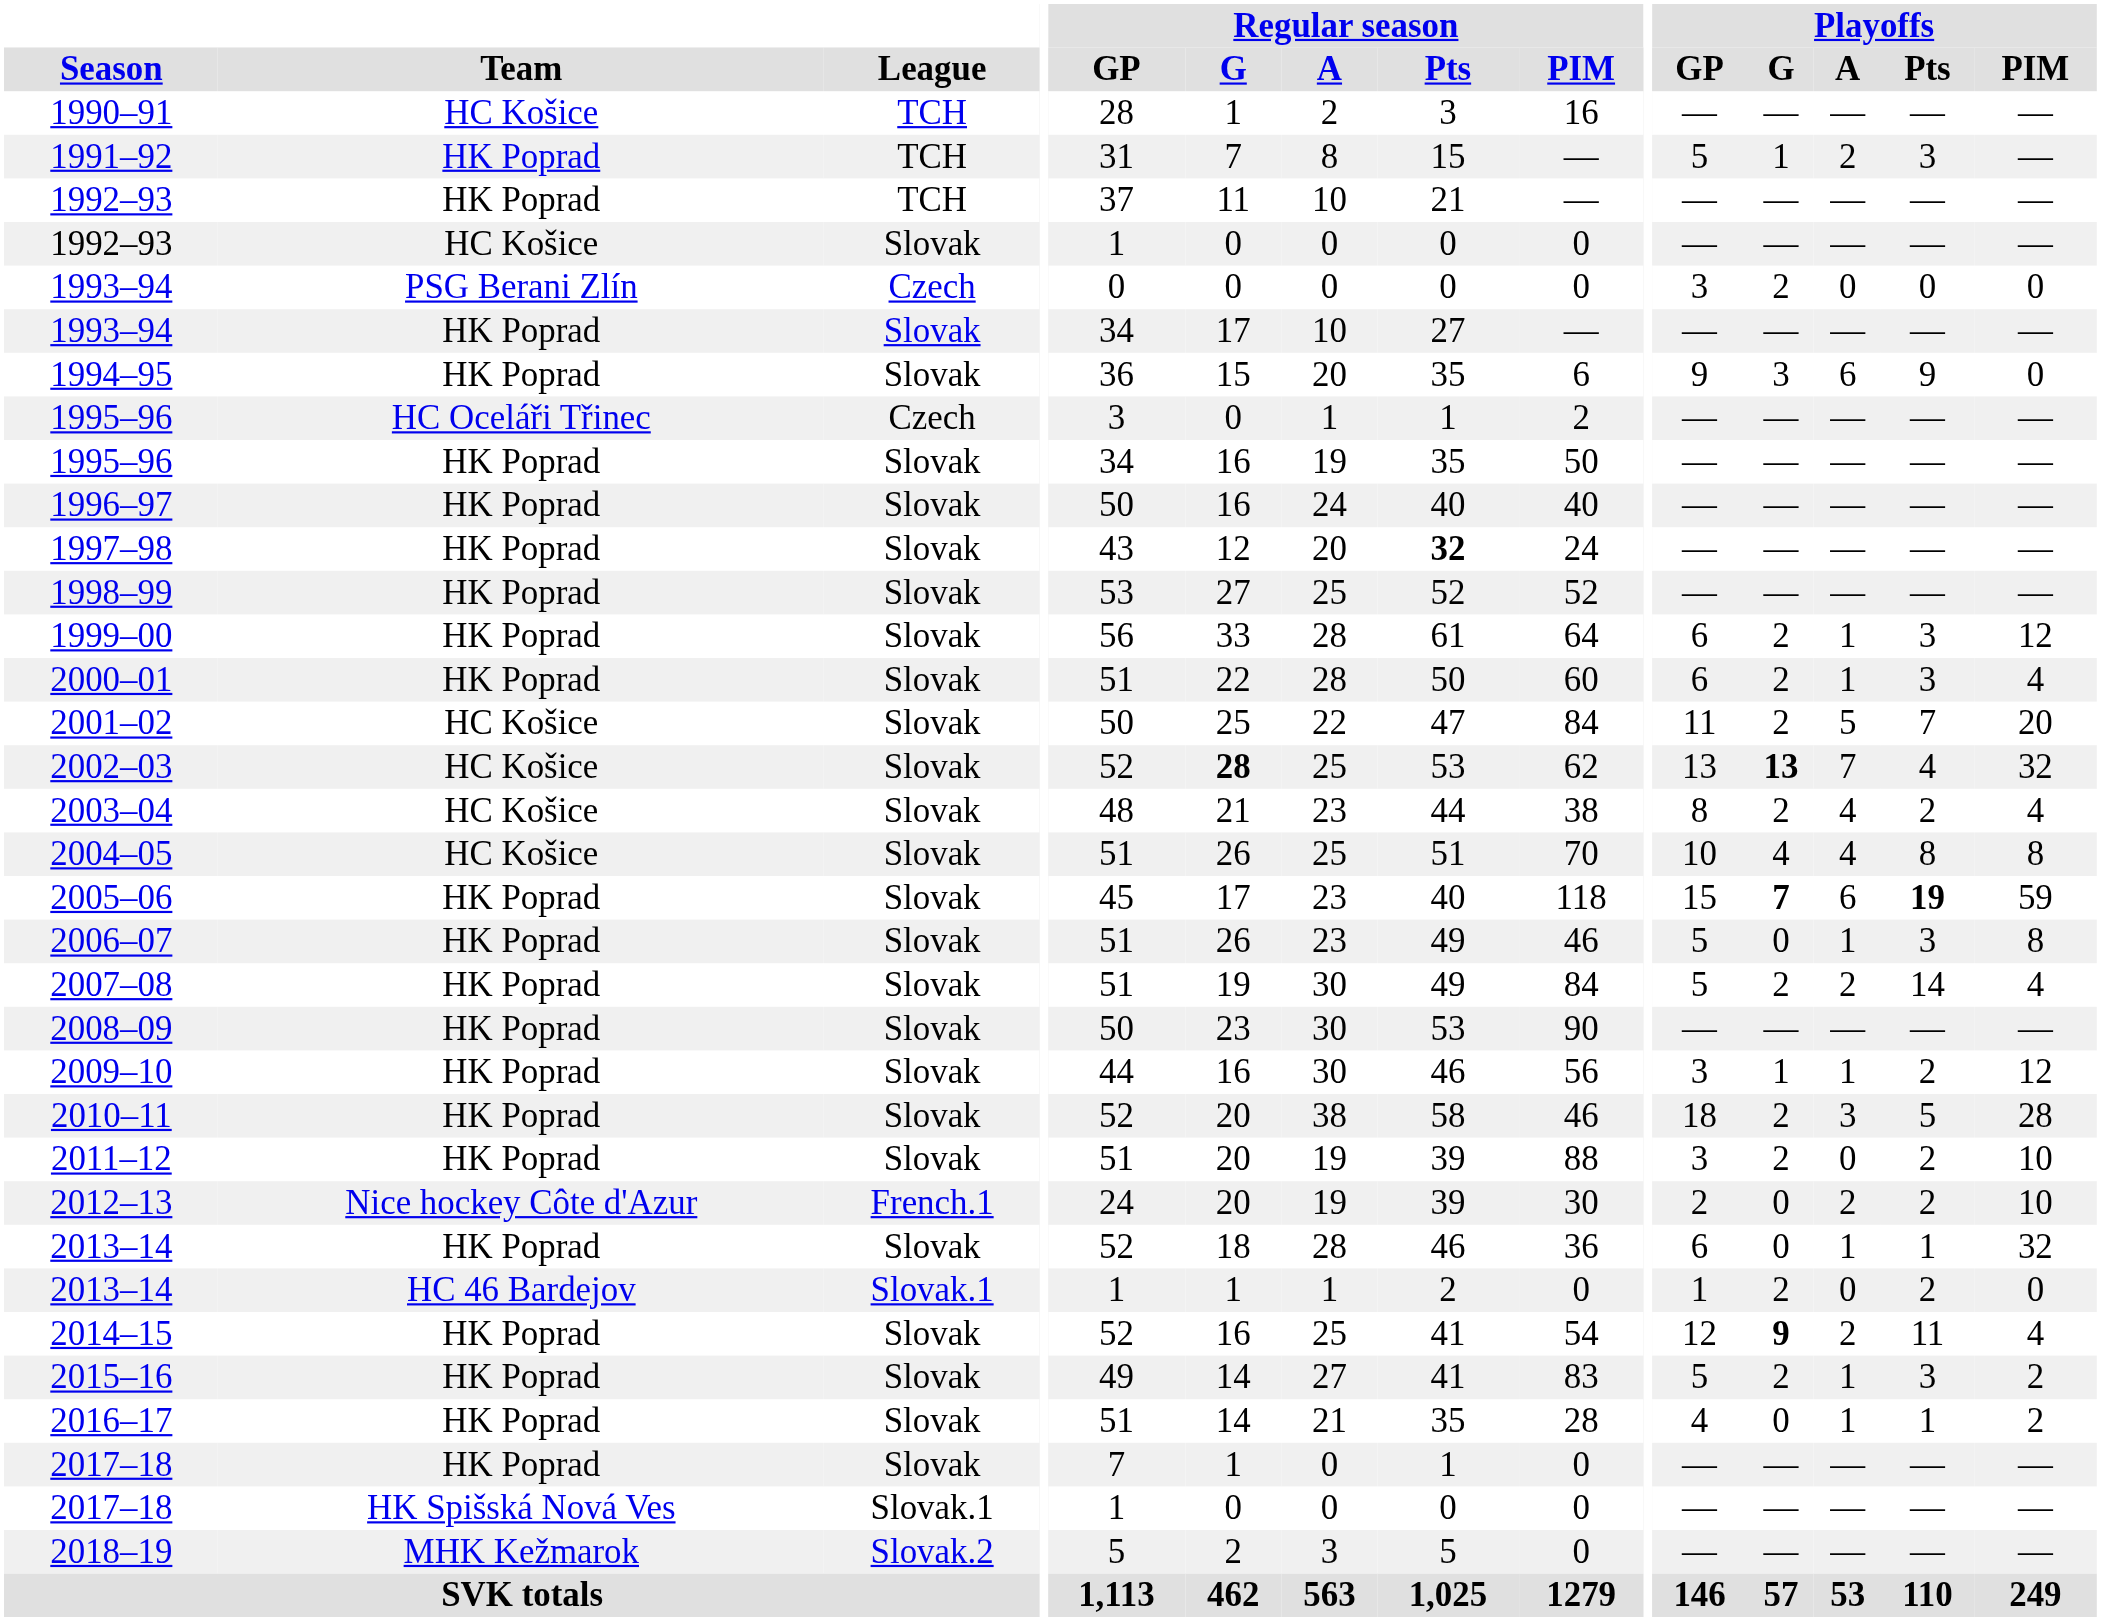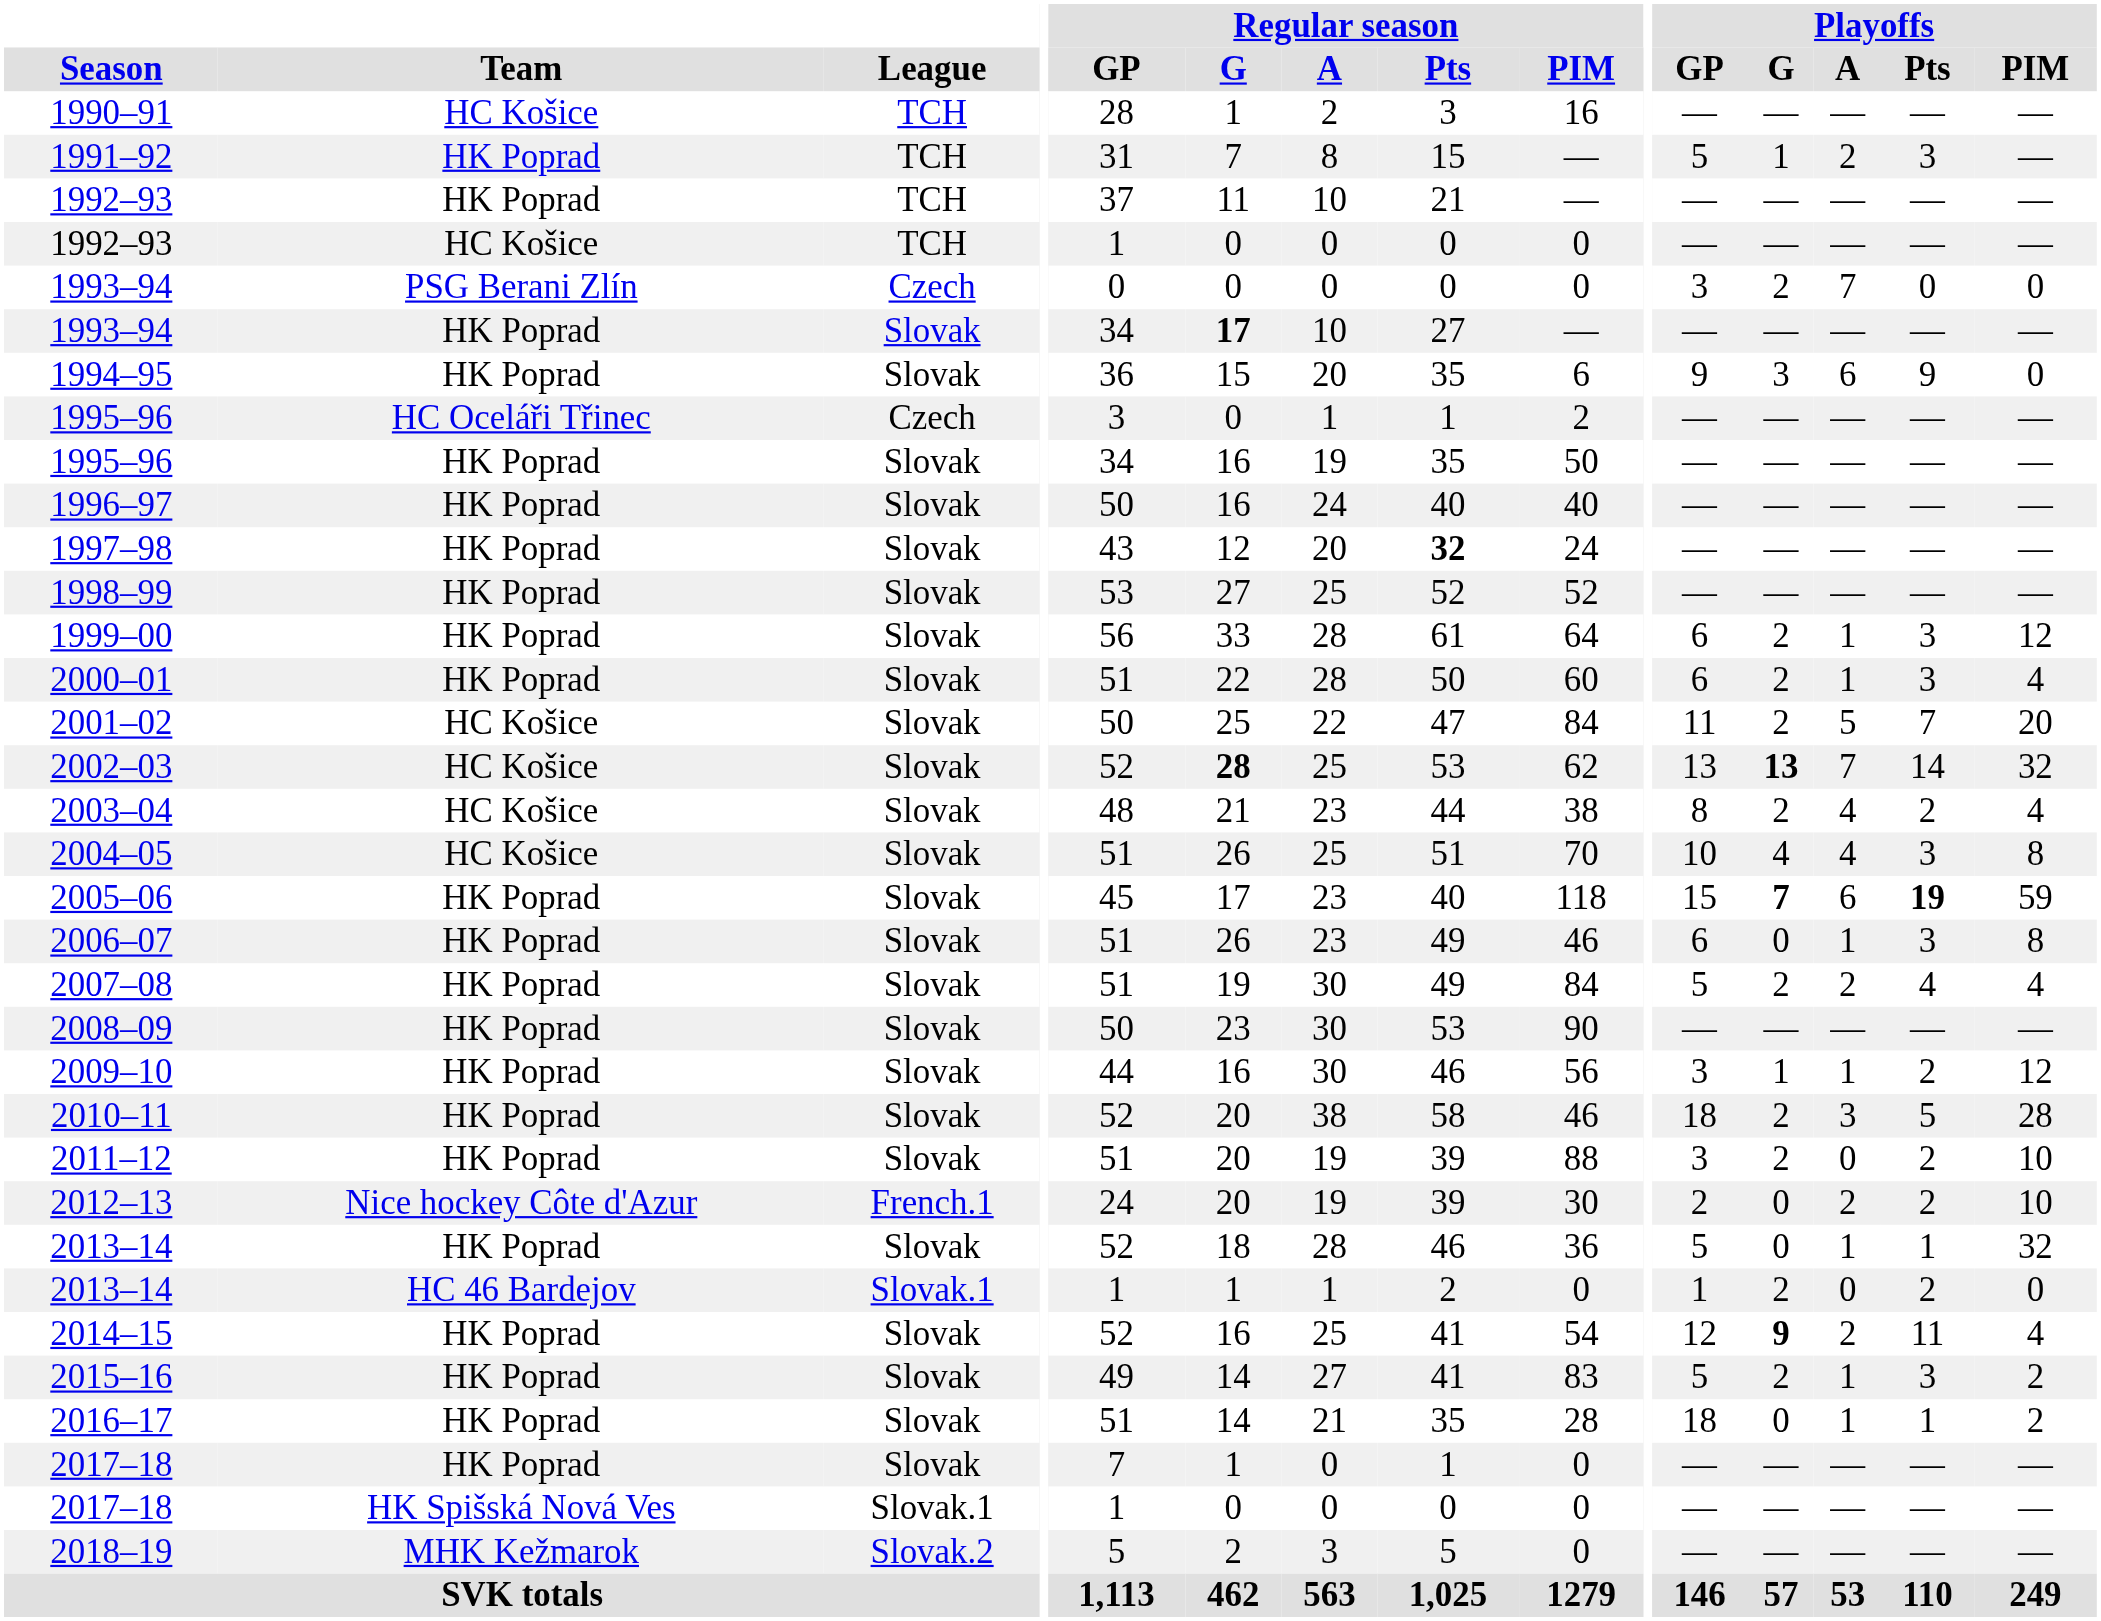(932, 243) Slovak -> (932, 243) TCH
(1848, 286) 0 -> (1848, 286) 7
(1233, 330) normal -> (1233, 330) bold
(1927, 766) 4 -> (1927, 766) 14
(1927, 853) 8 -> (1927, 853) 3
(1700, 940) 5 -> (1700, 940) 6
(1927, 984) 14 -> (1927, 984) 4
(1700, 1246) 6 -> (1700, 1246) 5
(1700, 1420) 4 -> (1700, 1420) 18
